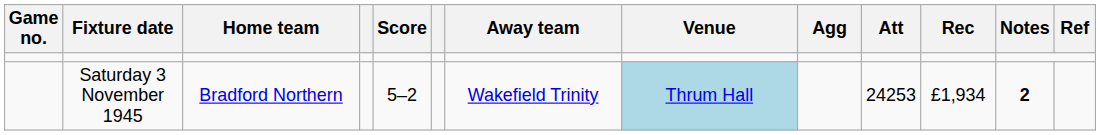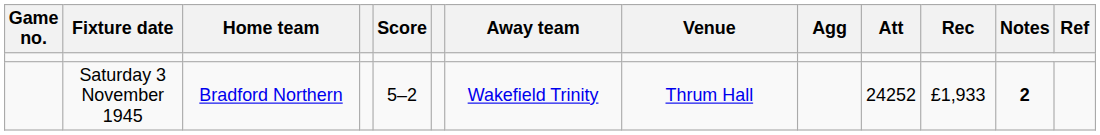(709, 95) lightblue background -> (709, 95) no background
(891, 95) 24253 -> (891, 95) 24252
(958, 95) £1,934 -> (958, 95) £1,933
